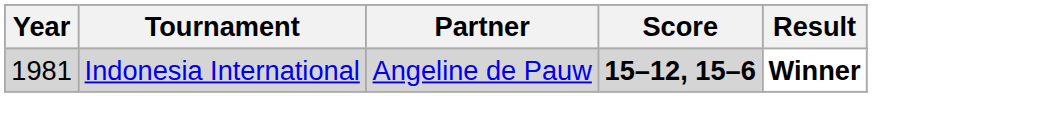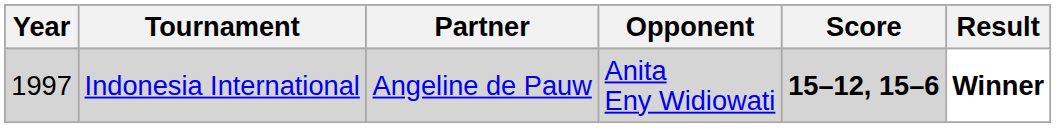+ column: (690, 27)
(42, 70) 1981 -> (42, 85) 1997
